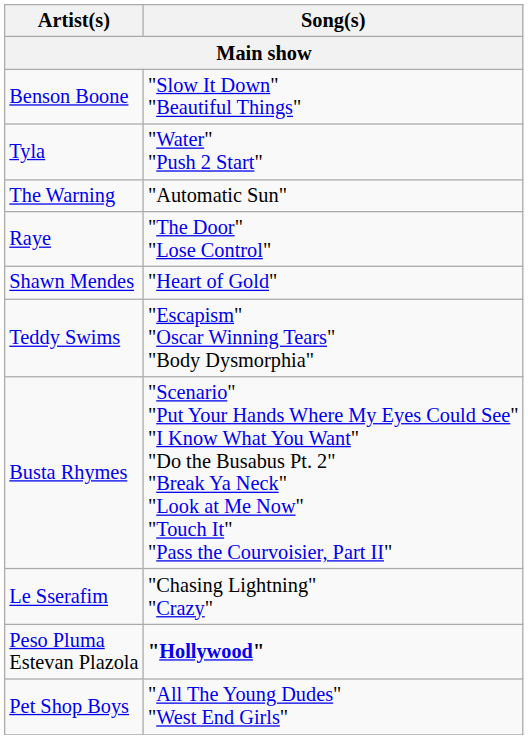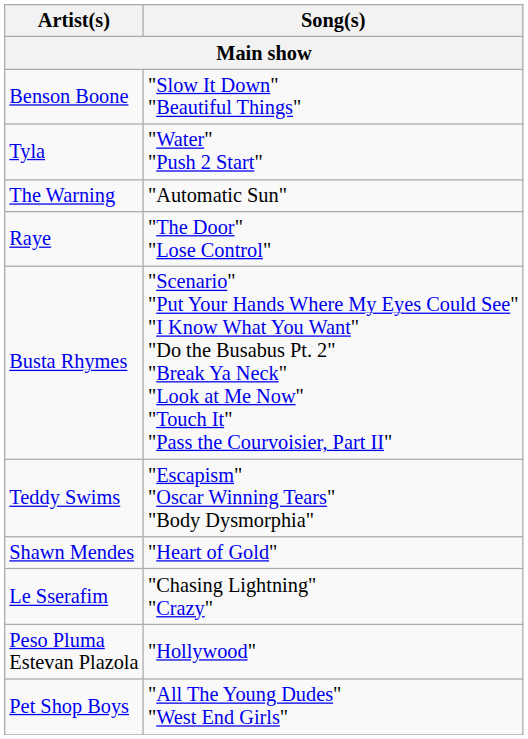rows swapped: (72, 282) <-> (68, 472)
(206, 651) bold -> (202, 651) normal
